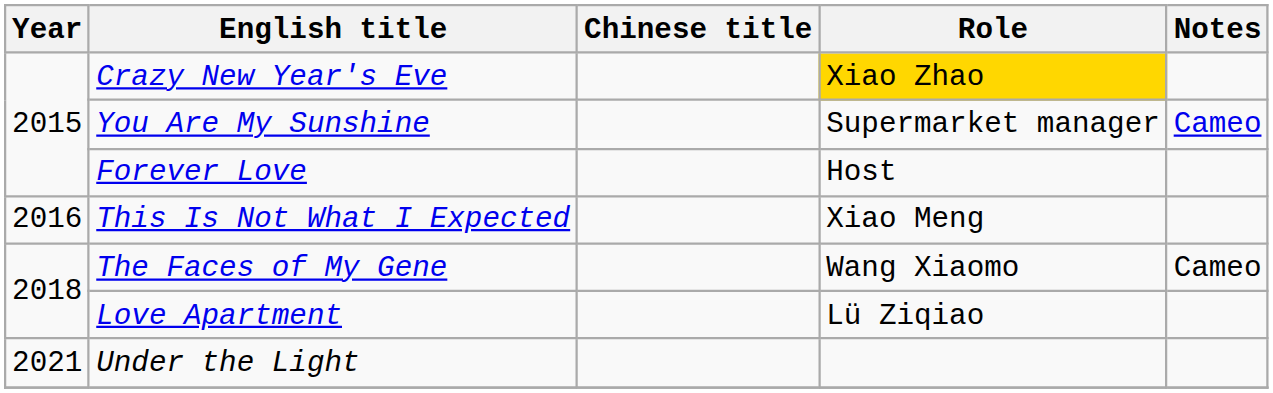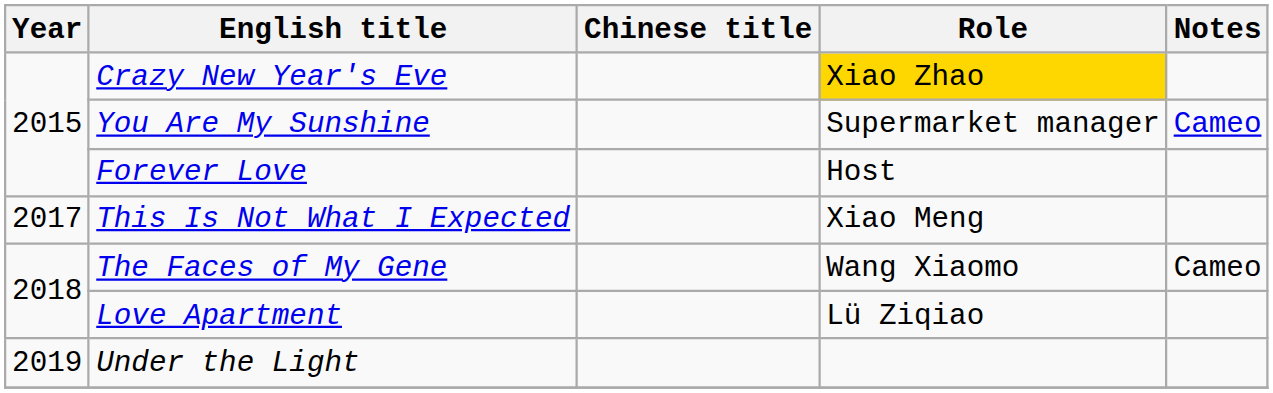(47, 220) 2016 -> (47, 220) 2017
(47, 363) 2021 -> (47, 363) 2019
